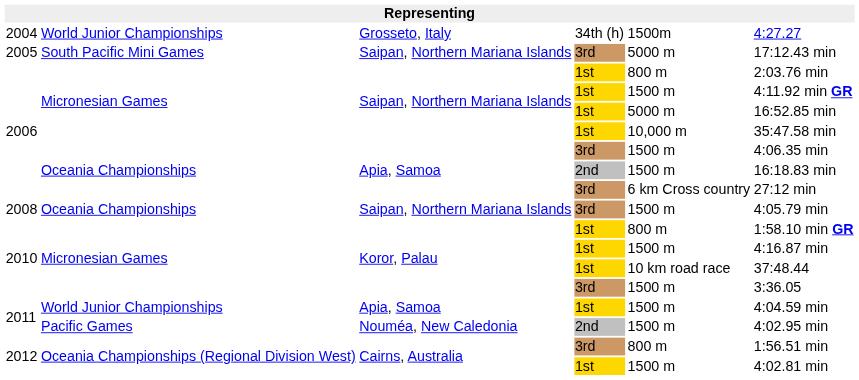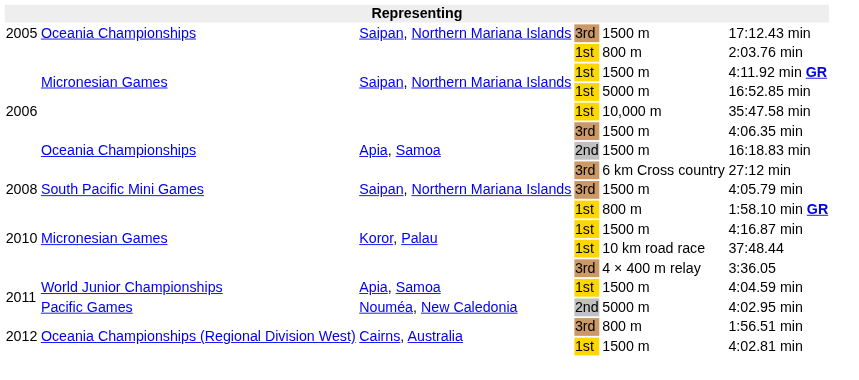- row: (22, 33)
(122, 52) South Pacific Mini Games -> (118, 33) Oceania Championships
(651, 52) 5000 m -> (626, 33) 1500 m
(118, 209) Oceania Championships -> (122, 189) South Pacific Mini Games
(651, 287) 1500 m -> (652, 268) 4 × 400 m relay
(651, 327) 1500 m -> (626, 307) 5000 m
